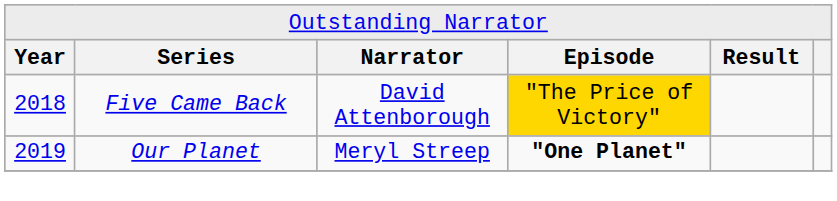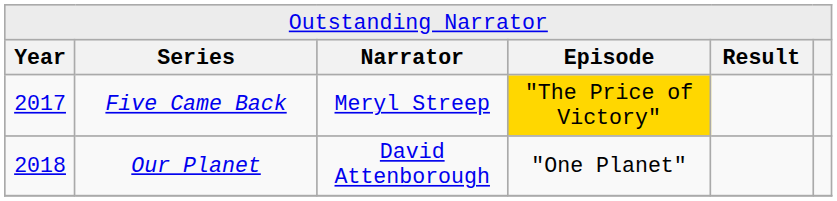(40, 105) 2018 -> (40, 105) 2017
(412, 105) David Attenborough -> (412, 105) Meryl Streep
(40, 153) 2019 -> (40, 165) 2018
(412, 153) Meryl Streep -> (412, 165) David Attenborough
(609, 153) bold -> (609, 165) normal
